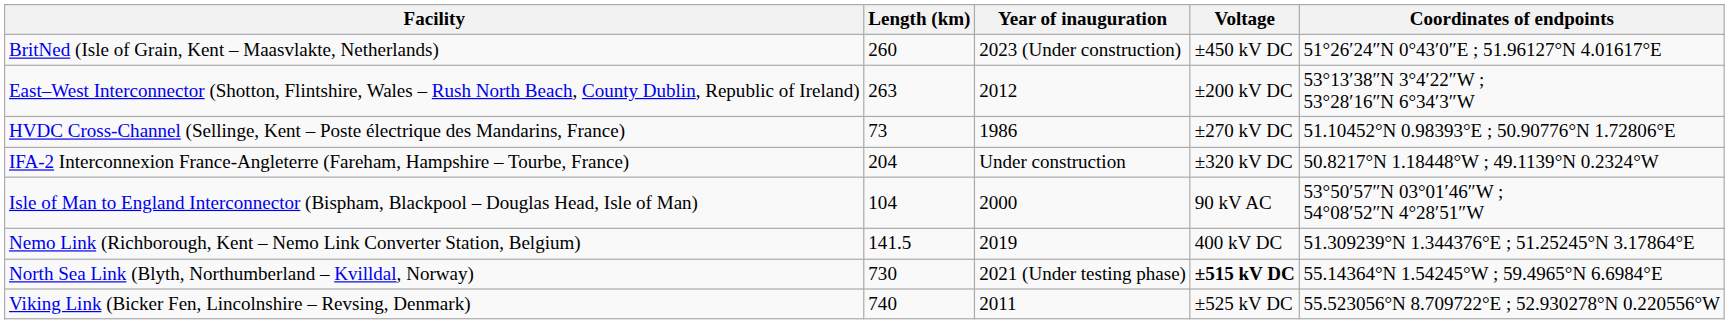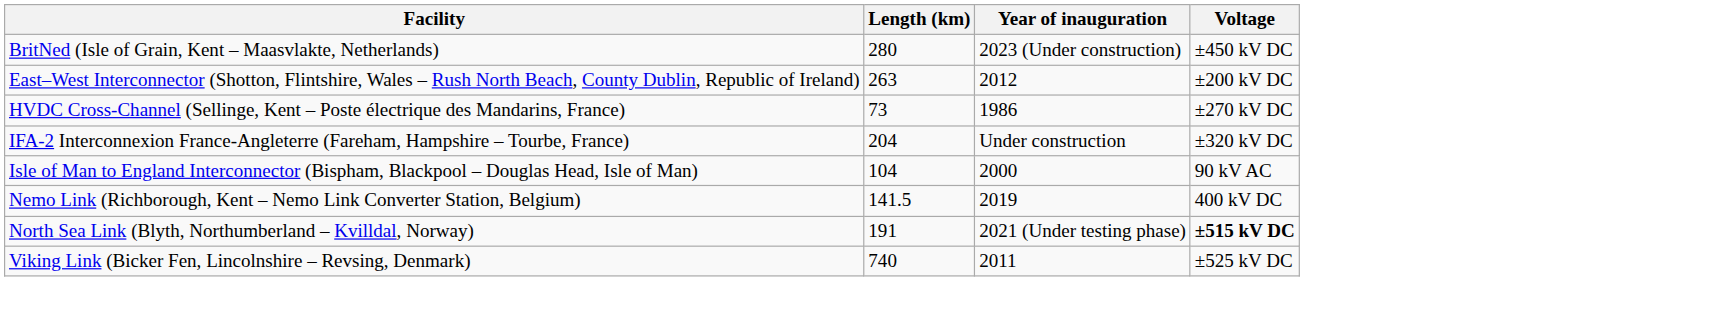- column: (1512, 19)
(883, 49) 260 -> (883, 49) 280
(883, 273) 730 -> (883, 230) 191
